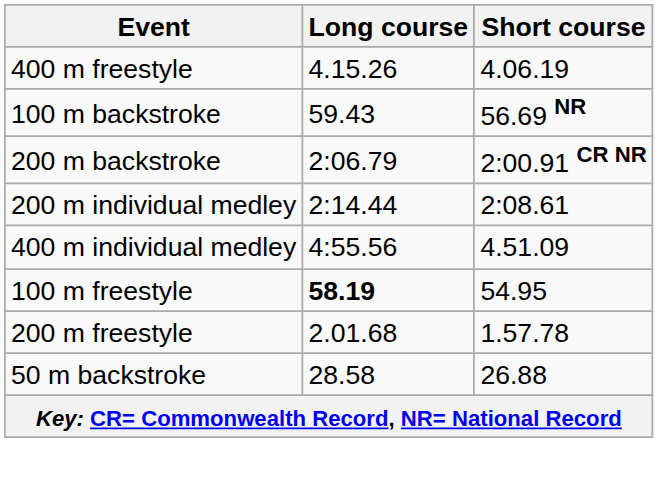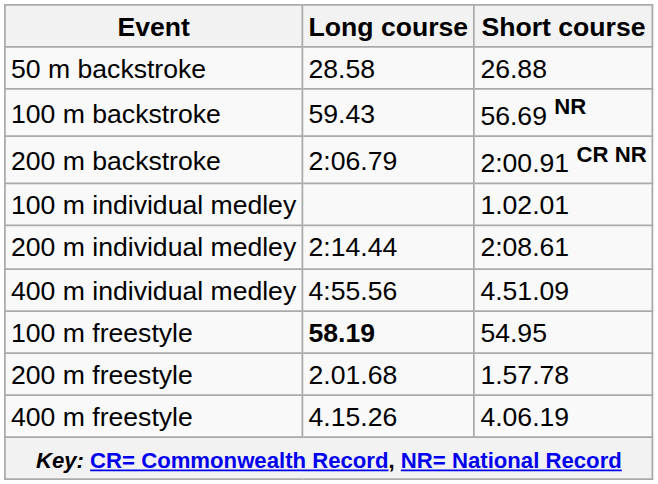rows swapped: (109, 374) <-> (102, 68)
+ row: (154, 205)
